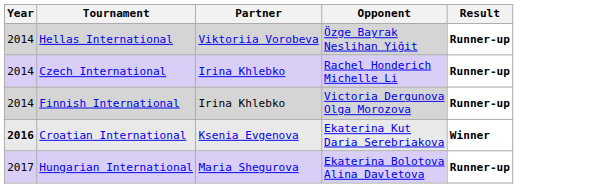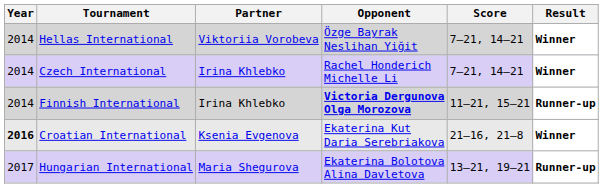+ column: (490, 13)
(480, 39) Runner-up -> (555, 39) Winner
(480, 71) Runner-up -> (555, 71) Winner
(384, 103) normal -> (384, 103) bold
